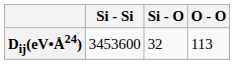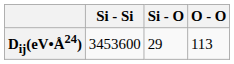(155, 43) 32 -> (155, 43) 29
